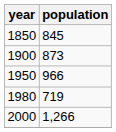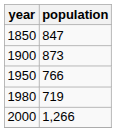(53, 35) 845 -> (53, 35) 847
(53, 76) 966 -> (53, 76) 766
